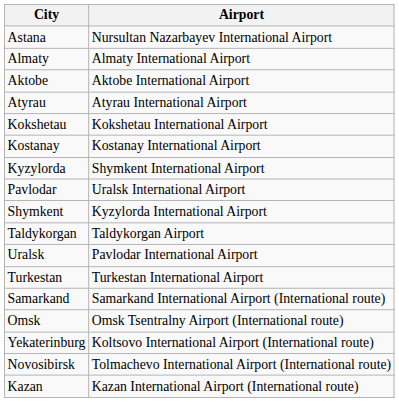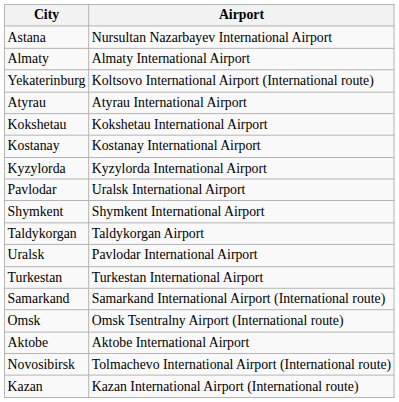rows swapped: (28, 80) <-> (47, 342)
(178, 168) Shymkent International Airport -> (179, 168) Kyzylorda International Airport
(179, 211) Kyzylorda International Airport -> (178, 211) Shymkent International Airport
